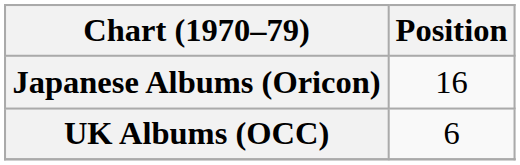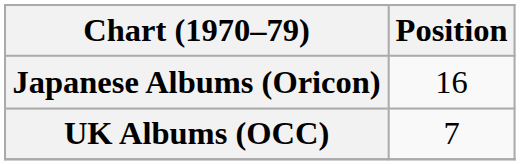(452, 133) 6 -> (452, 133) 7
